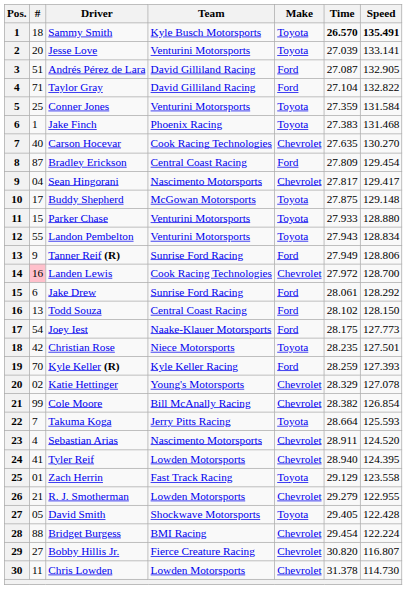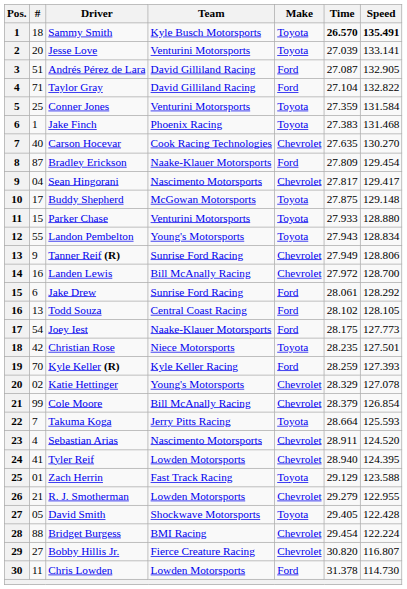(199, 162) Central Coast Racing -> (211, 162) Naake-Klauer Motorsports
(200, 236) Venturini Motorsports -> (197, 236) Young's Motorsports
(288, 255) Ford -> (299, 255) Chevrolet
(37, 273) pink background -> (37, 273) no background
(211, 273) Cook Racing Technologies -> (201, 273) Bill McAnally Racing
(381, 310) 128.150 -> (381, 310) 128.105
(342, 403) 28.382 -> (342, 403) 28.379
(381, 477) 123.558 -> (381, 477) 123.588
(299, 570) Chevrolet -> (288, 570) Ford
